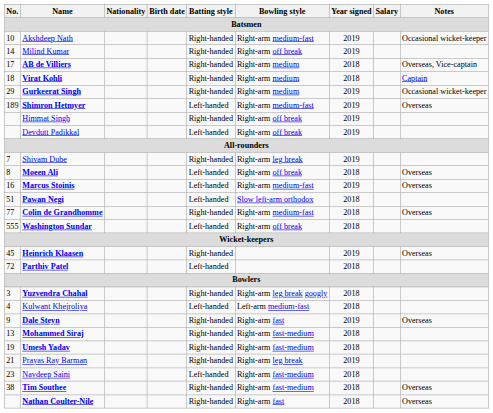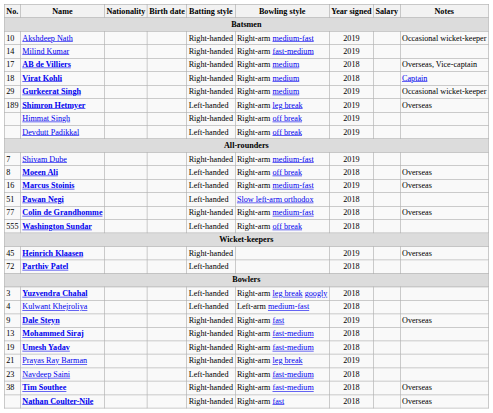(269, 51) Right-arm off break -> (275, 51) Right-arm fast-medium
(275, 105) Right-arm medium-fast -> (270, 105) Right-arm leg break
(270, 158) Right-arm leg break -> (275, 158) Right-arm medium-fast
(211, 293) Right-handed -> (209, 293) Left-handed
